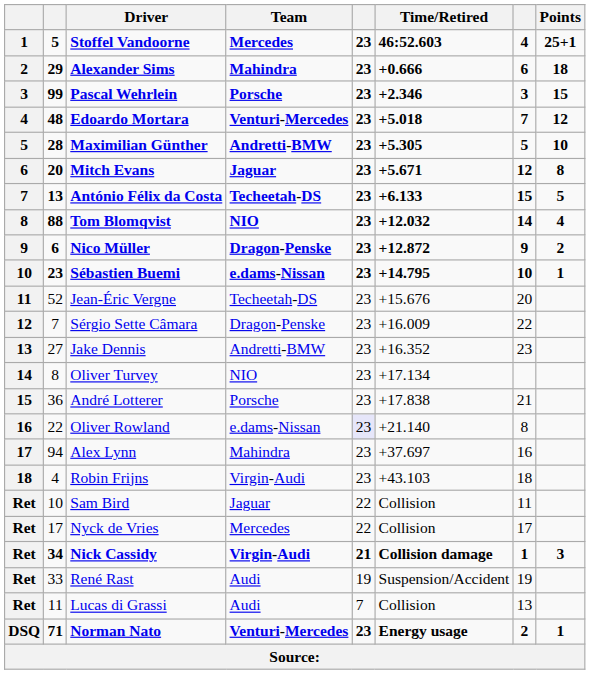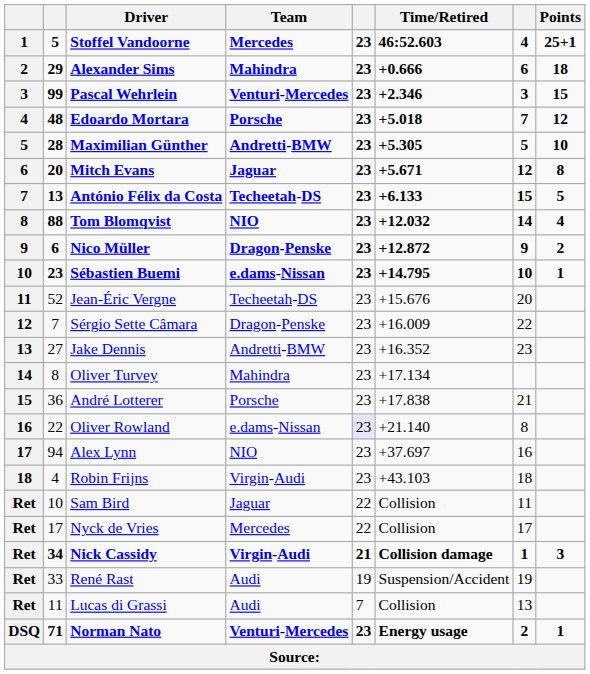(256, 93) Porsche -> (289, 93) Venturi-Mercedes
(289, 119) Venturi-Mercedes -> (256, 119) Porsche
(243, 374) NIO -> (260, 374) Mahindra
(260, 451) Mahindra -> (243, 451) NIO
